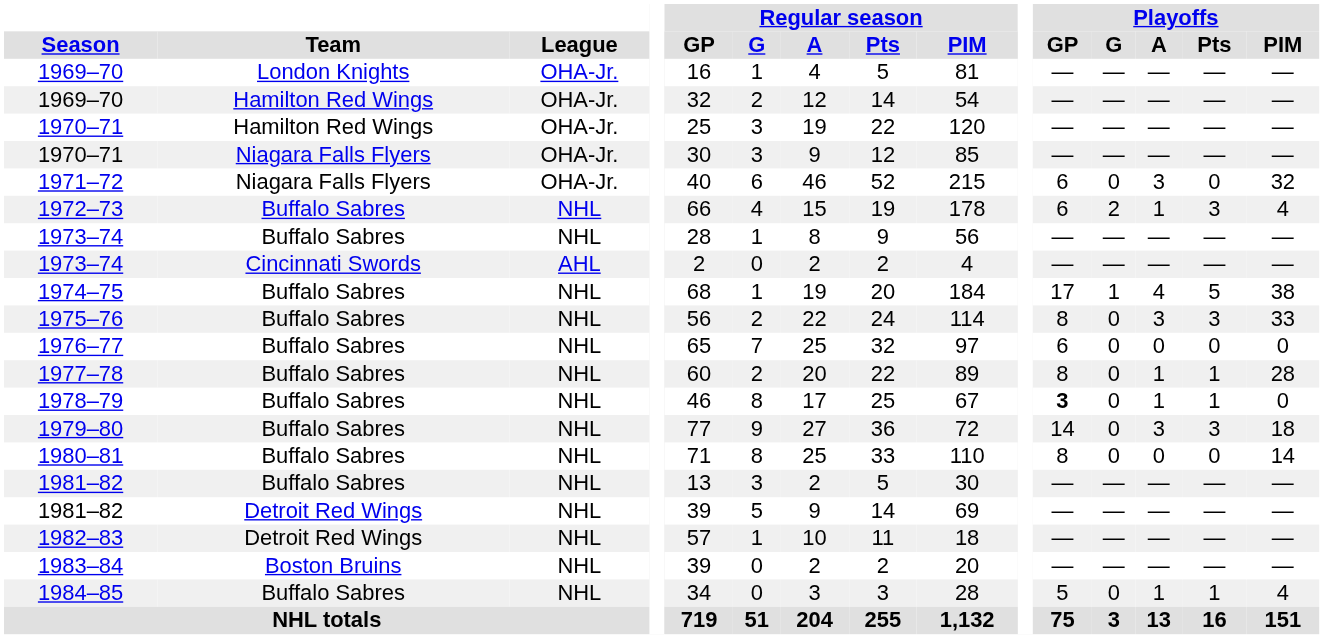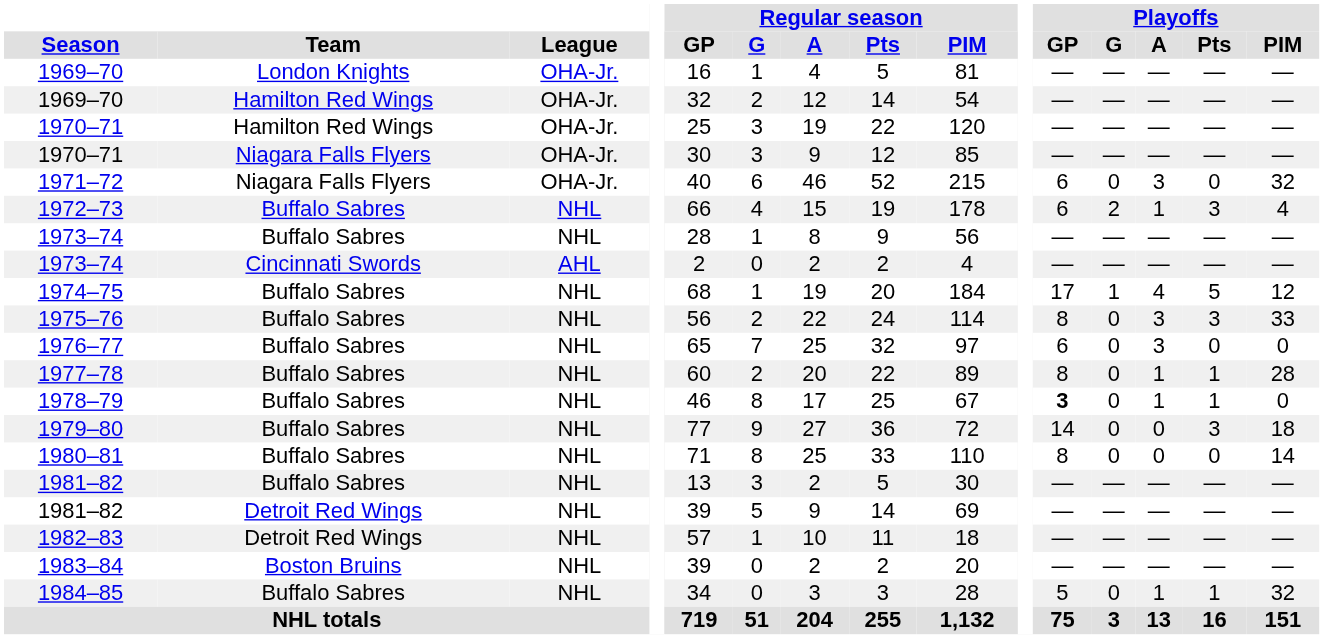(1283, 291) 38 -> (1283, 291) 12
(1159, 346) 0 -> (1159, 346) 3
(1159, 428) 3 -> (1159, 428) 0
(1283, 592) 4 -> (1283, 592) 32
